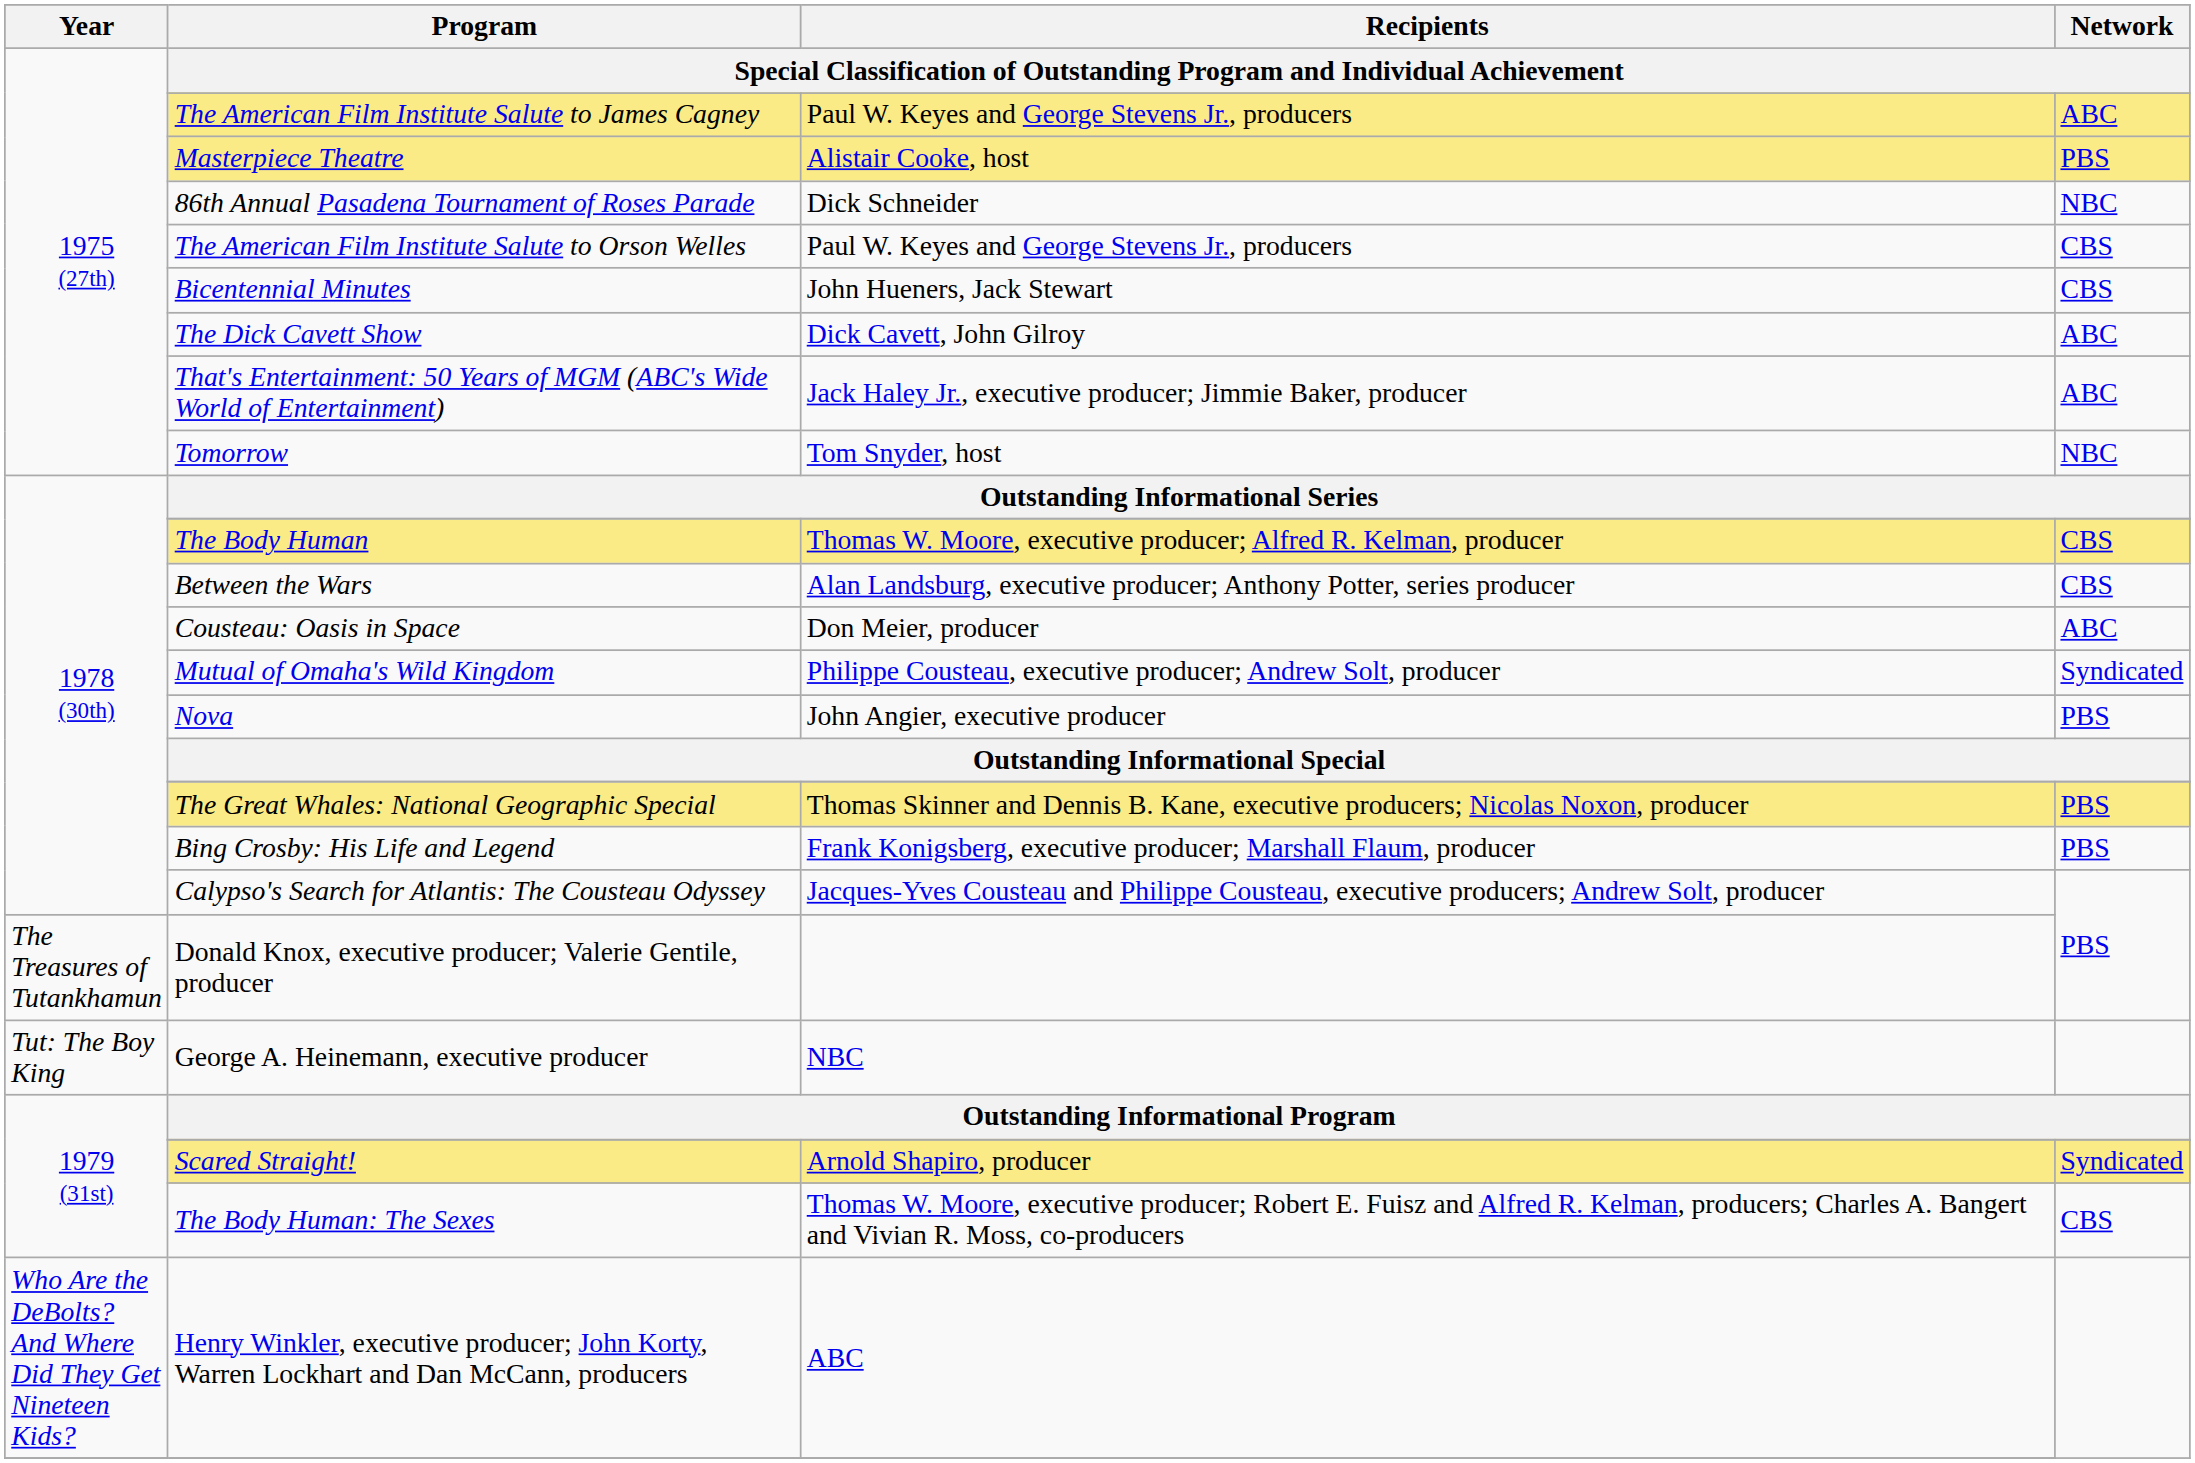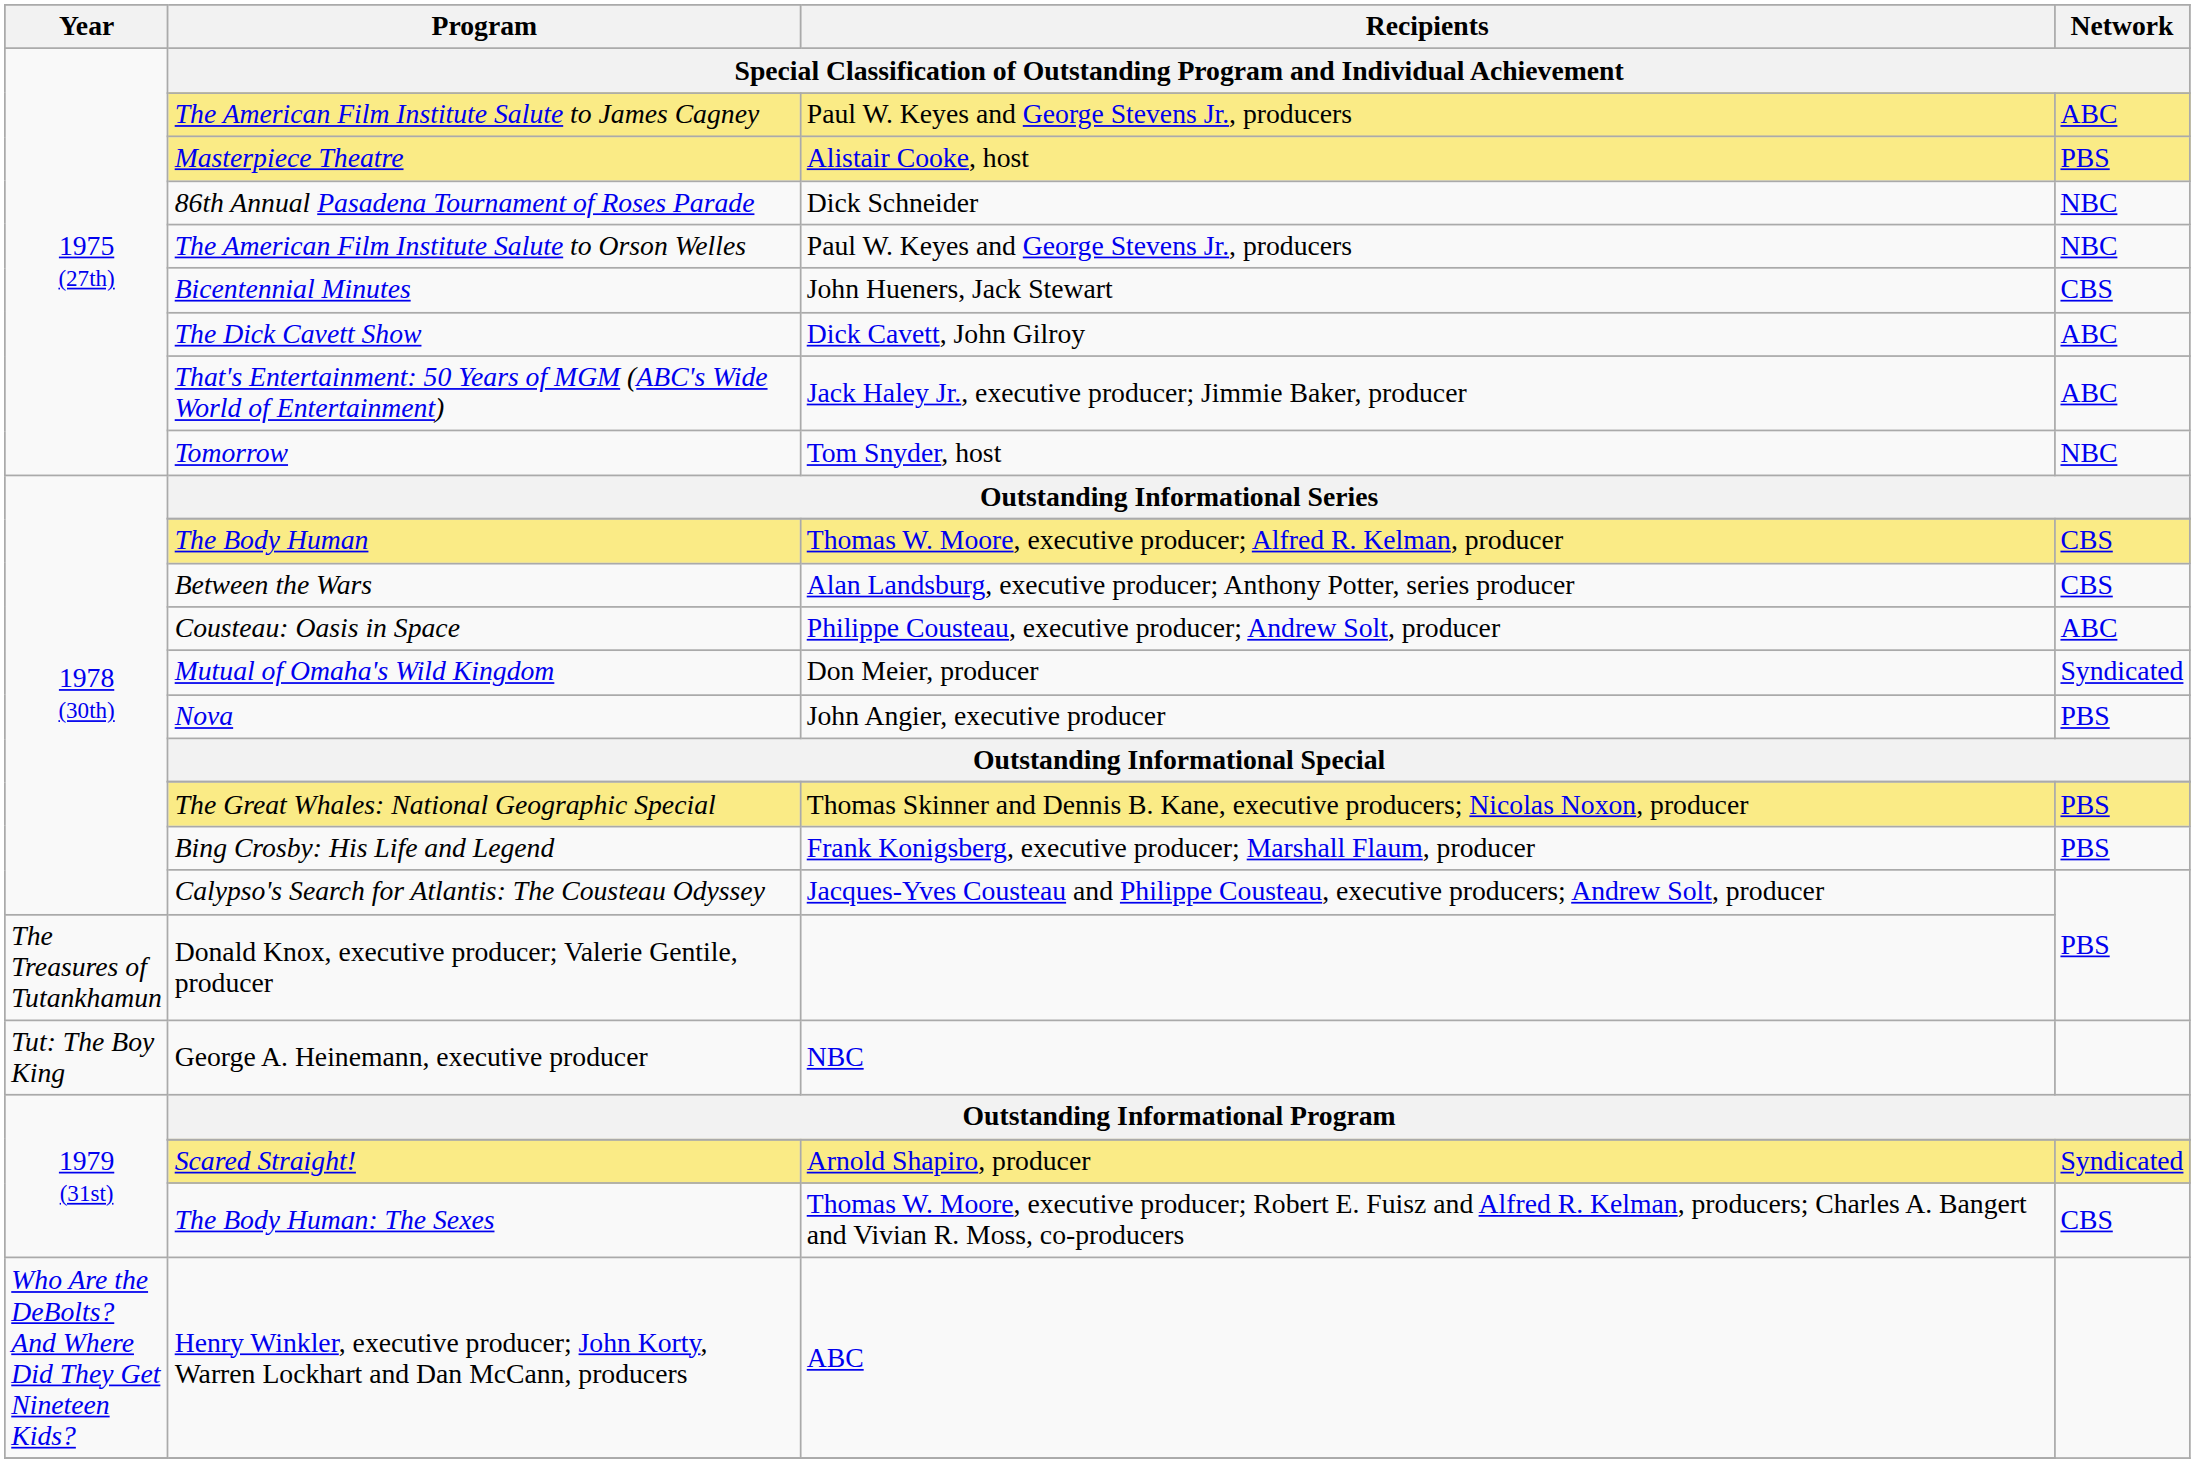(2087, 245) CBS -> (2089, 245) NBC
(923, 628) Don Meier, producer -> (1153, 628) Philippe Cousteau, executive producer; Andrew Solt, producer
(1153, 672) Philippe Cousteau, executive producer; Andrew Solt, producer -> (923, 672) Don Meier, producer
